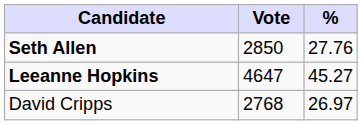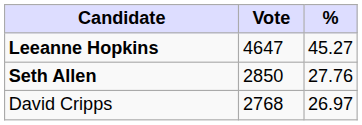rows swapped: (84, 76) <-> (53, 47)
